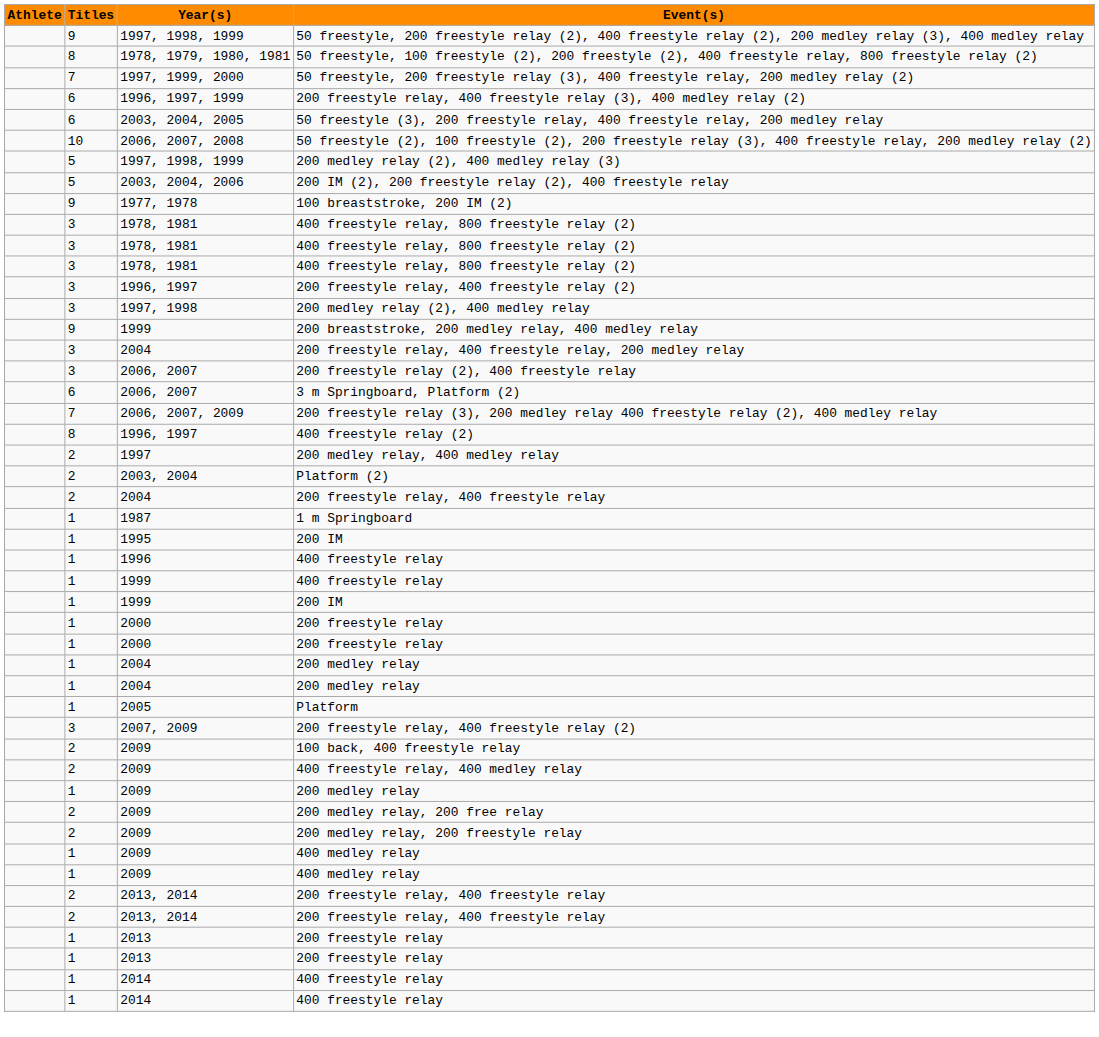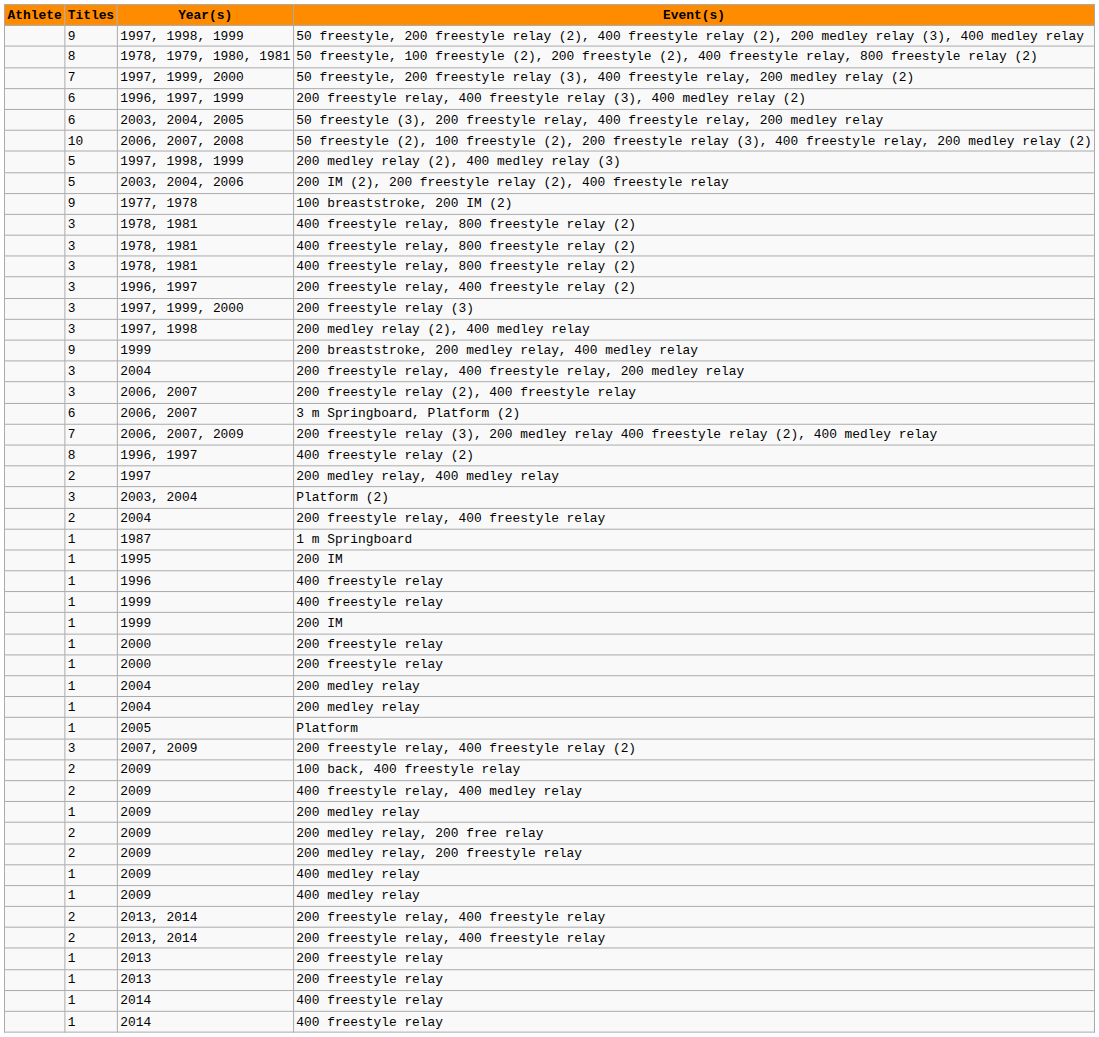+ row: (182, 309)
(72, 476) 2 -> (72, 497) 3
